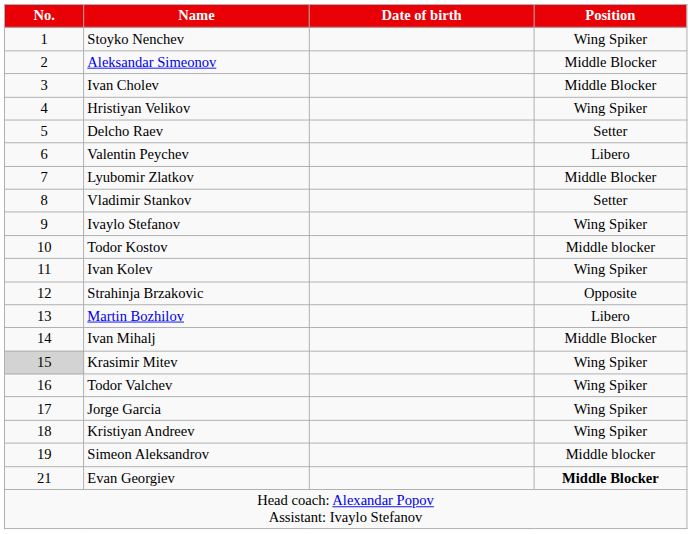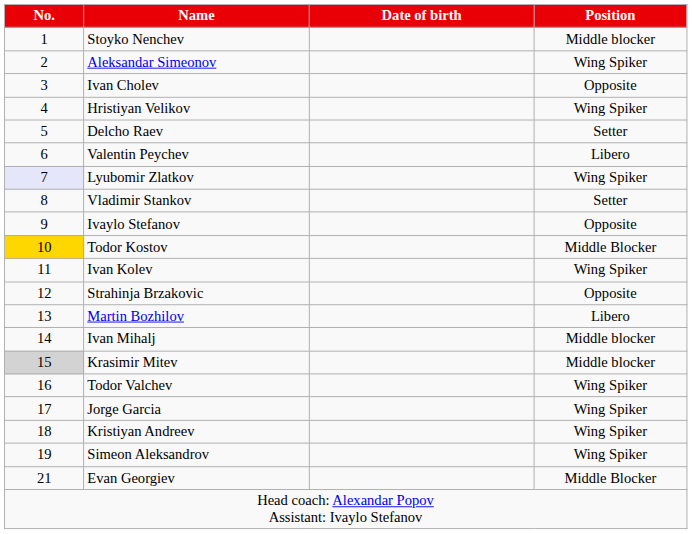(610, 39) Wing Spiker -> (610, 39) Middle blocker
(610, 62) Middle Blocker -> (610, 62) Wing Spiker
(610, 85) Middle Blocker -> (610, 85) Opposite
(44, 177) no background -> (44, 177) lavender background
(610, 177) Middle Blocker -> (610, 177) Wing Spiker
(610, 223) Wing Spiker -> (610, 223) Opposite
(44, 246) no background -> (44, 246) gold background
(610, 246) Middle blocker -> (610, 246) Middle Blocker
(610, 339) Middle Blocker -> (610, 339) Middle blocker
(610, 362) Wing Spiker -> (610, 362) Middle blocker
(610, 454) Middle blocker -> (610, 454) Wing Spiker
(610, 477) bold -> (610, 477) normal
